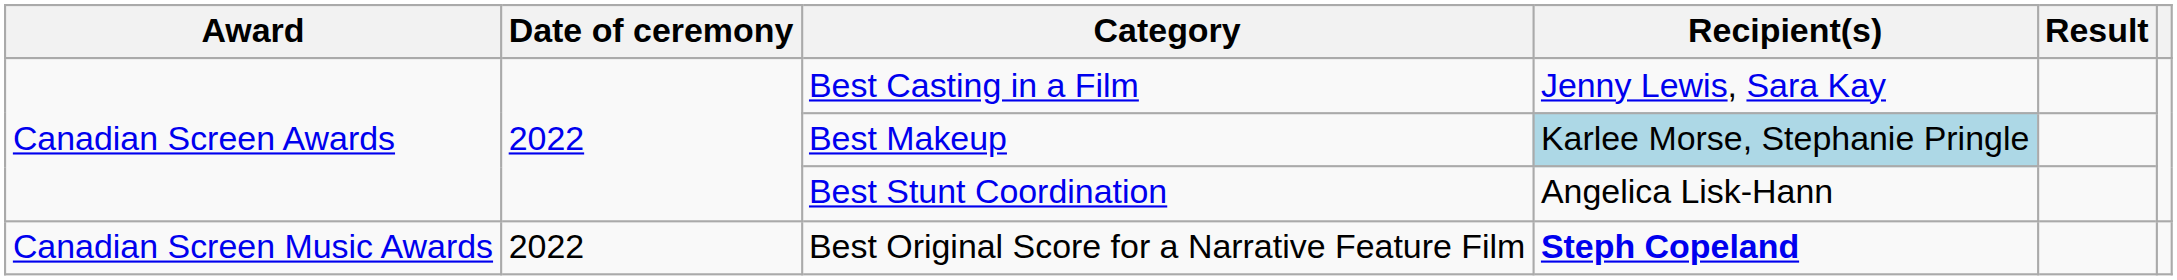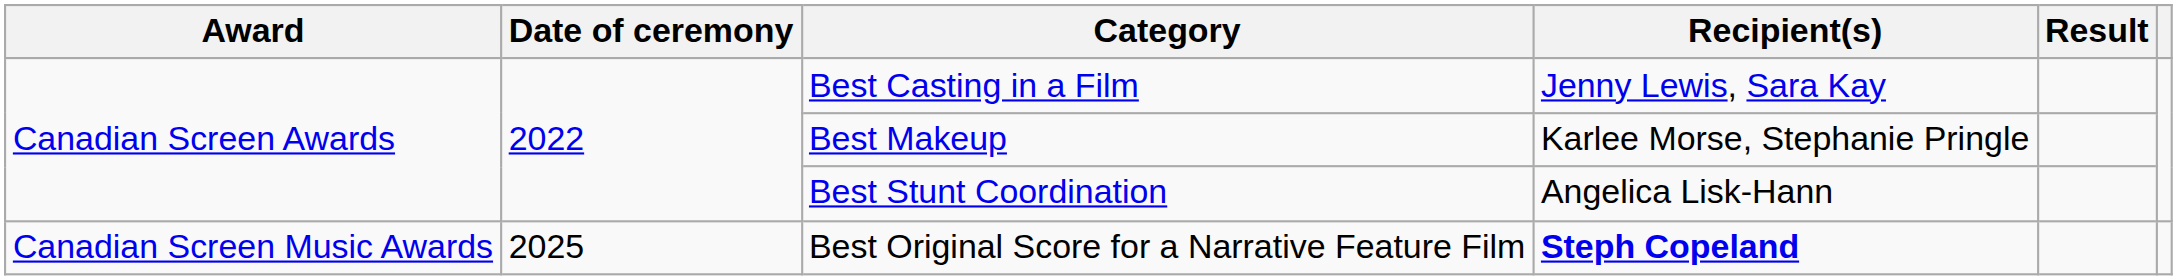(1785, 138) lightblue background -> (1785, 138) no background
(546, 246) 2022 -> (546, 246) 2025
